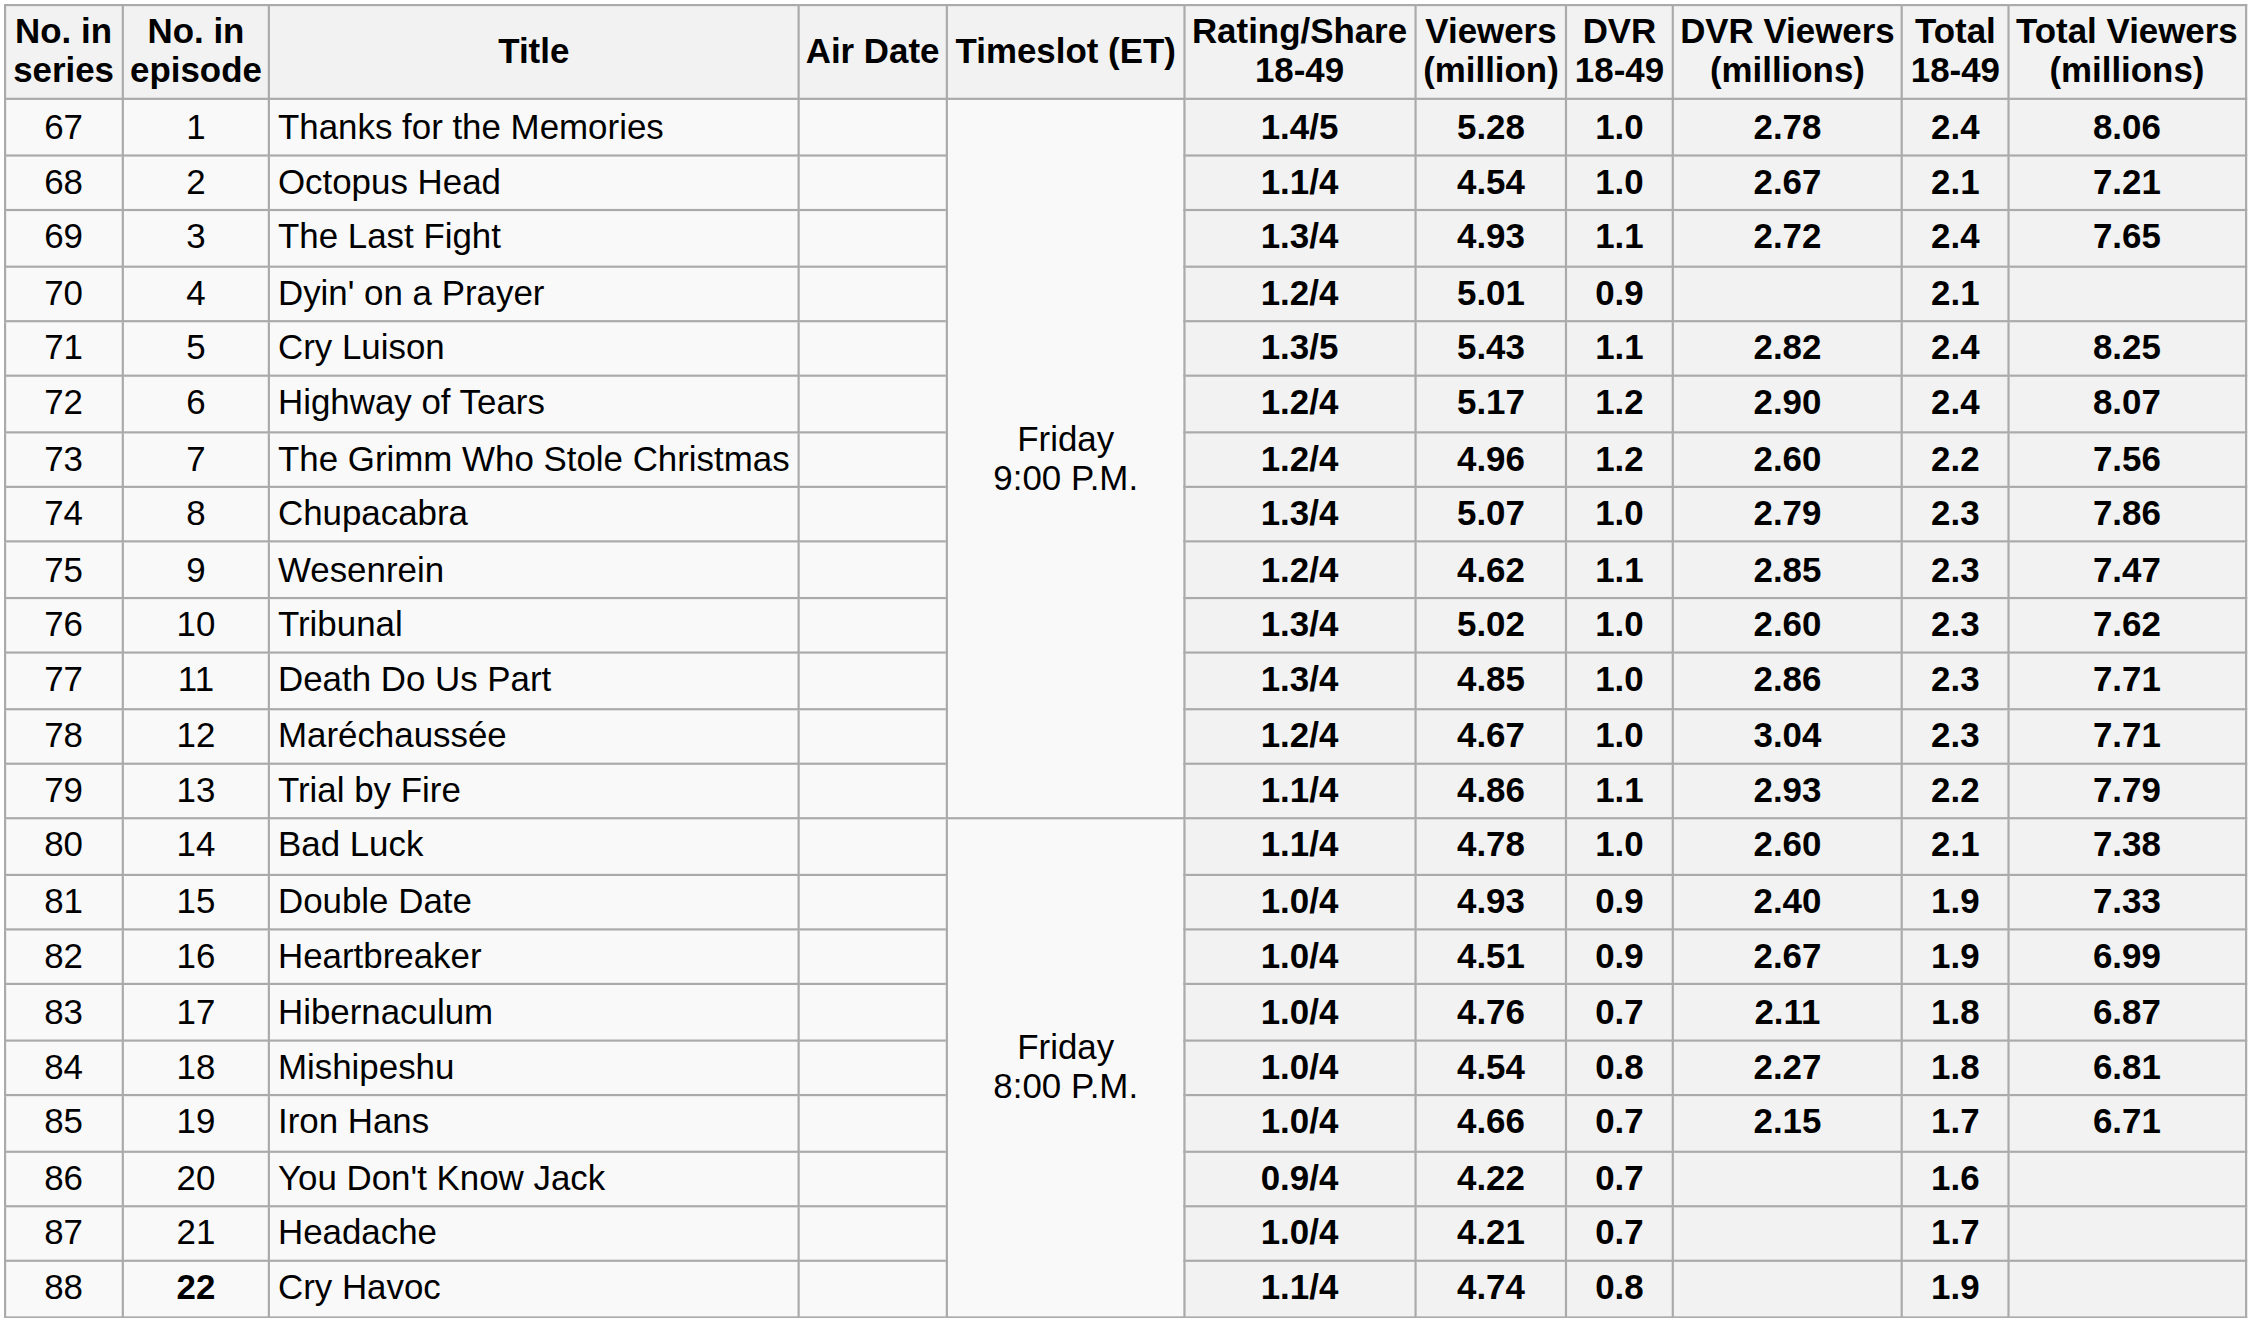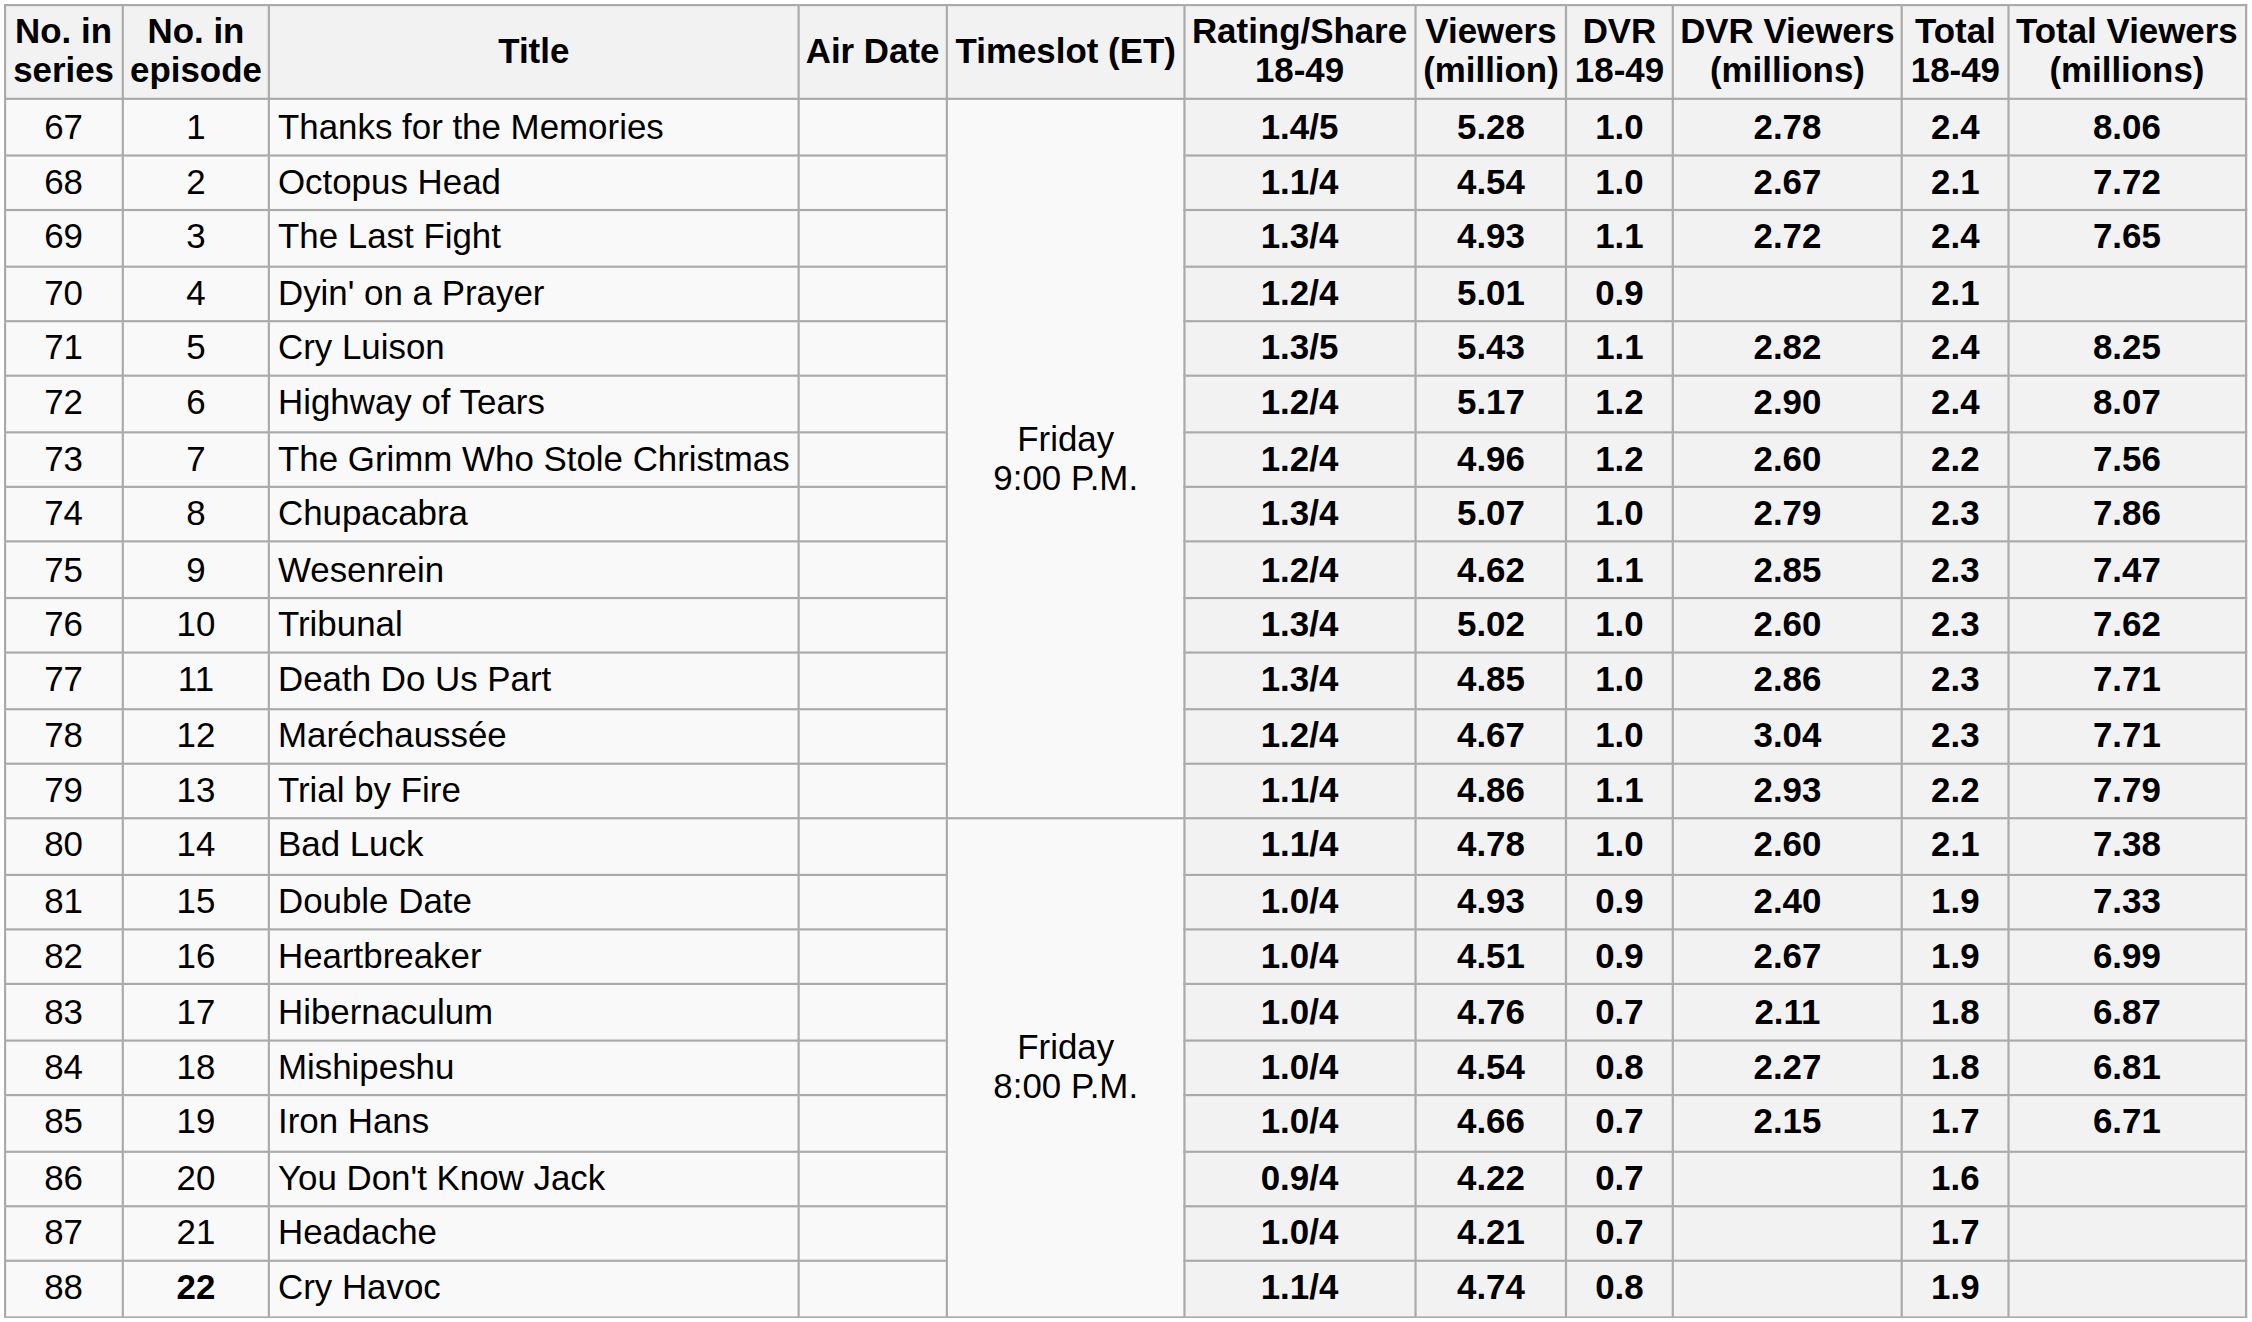(2127, 182) 7.21 -> (2127, 182) 7.72
